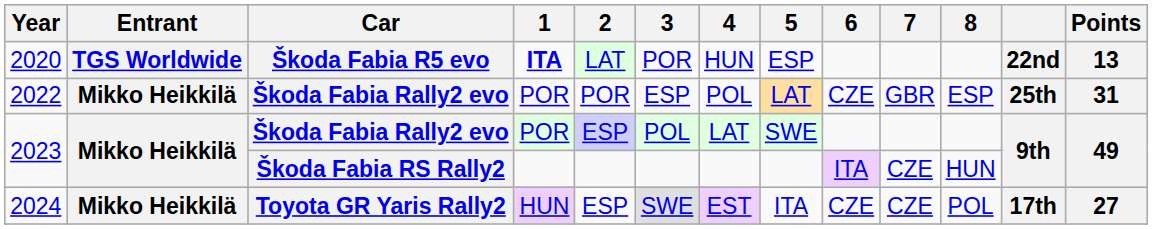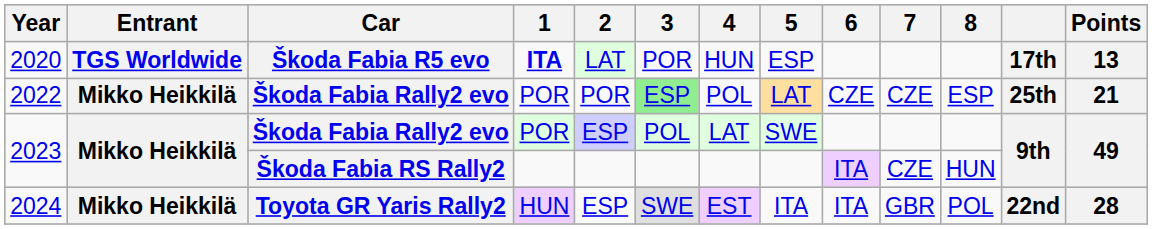(1033, 60) 22nd -> (1033, 60) 17th
(667, 96) no background -> (667, 96) lightgreen background
(910, 96) GBR -> (910, 96) CZE
(1106, 96) 31 -> (1106, 96) 21
(851, 205) CZE -> (851, 205) ITA
(910, 205) CZE -> (910, 205) GBR
(1033, 205) 17th -> (1033, 205) 22nd
(1106, 205) 27 -> (1106, 205) 28
